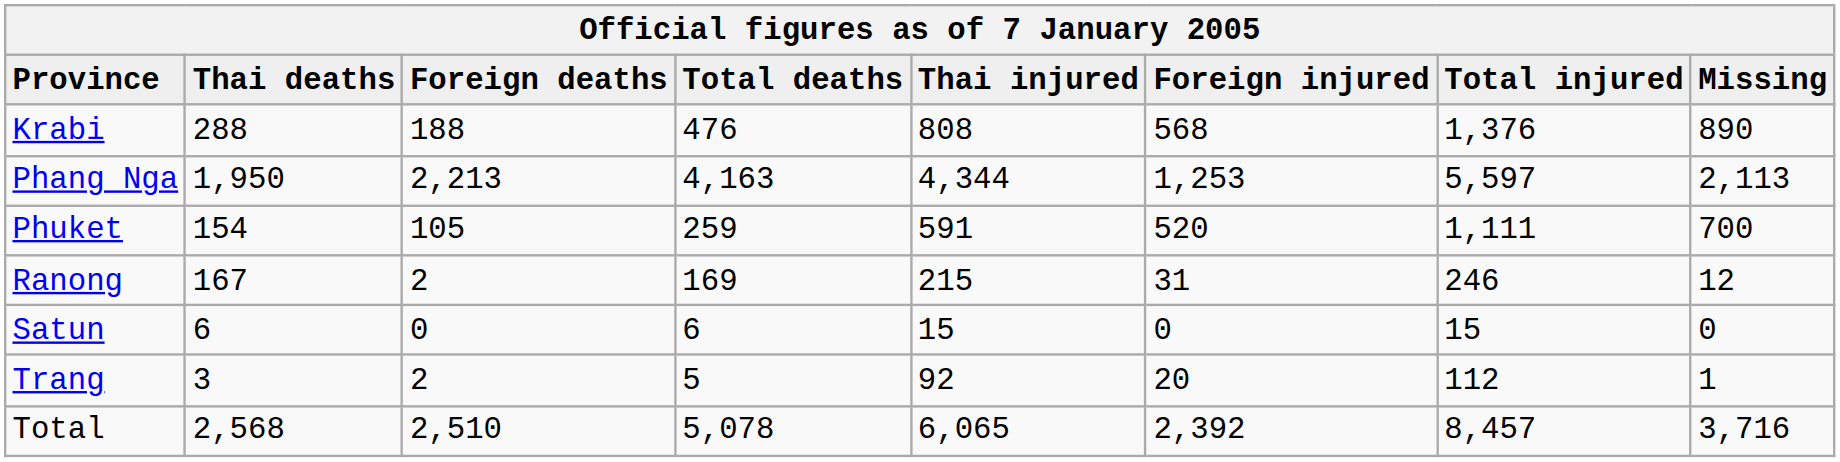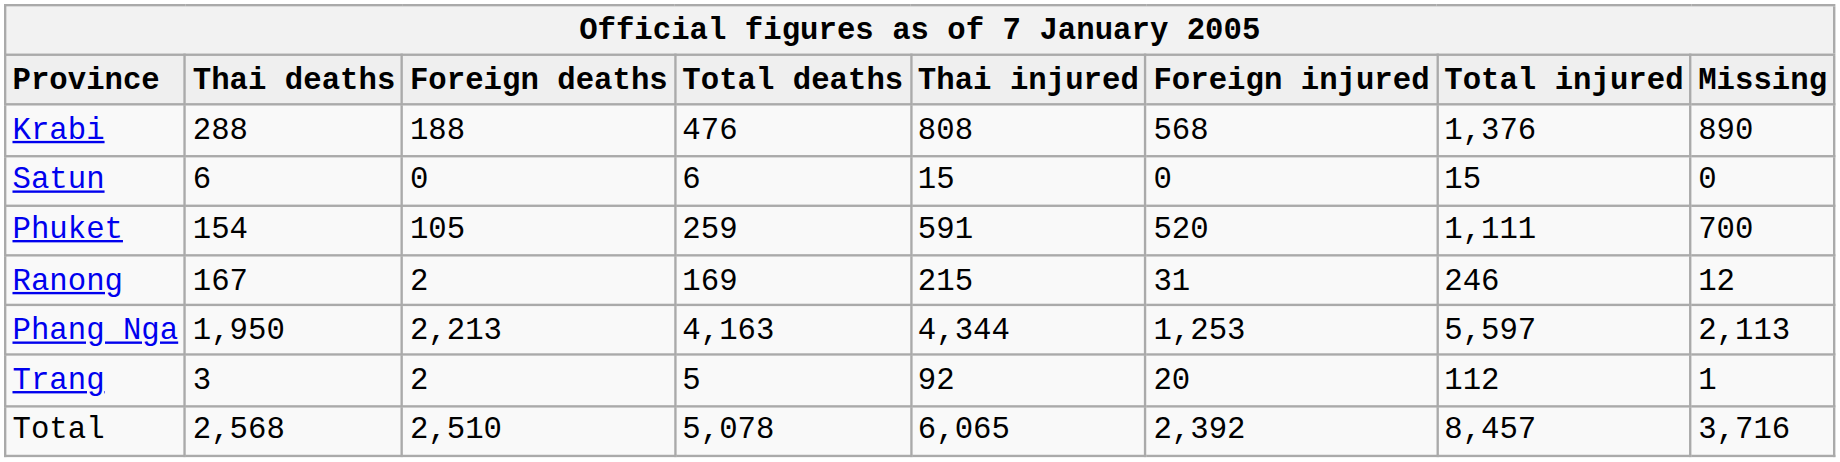rows swapped: (95, 180) <-> (59, 330)
